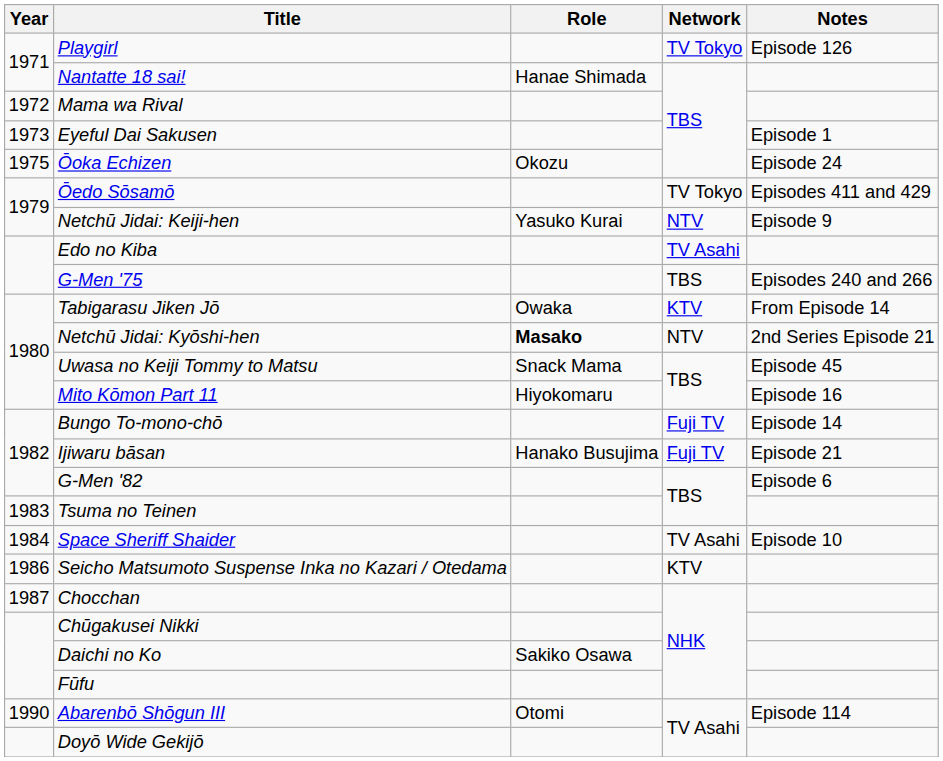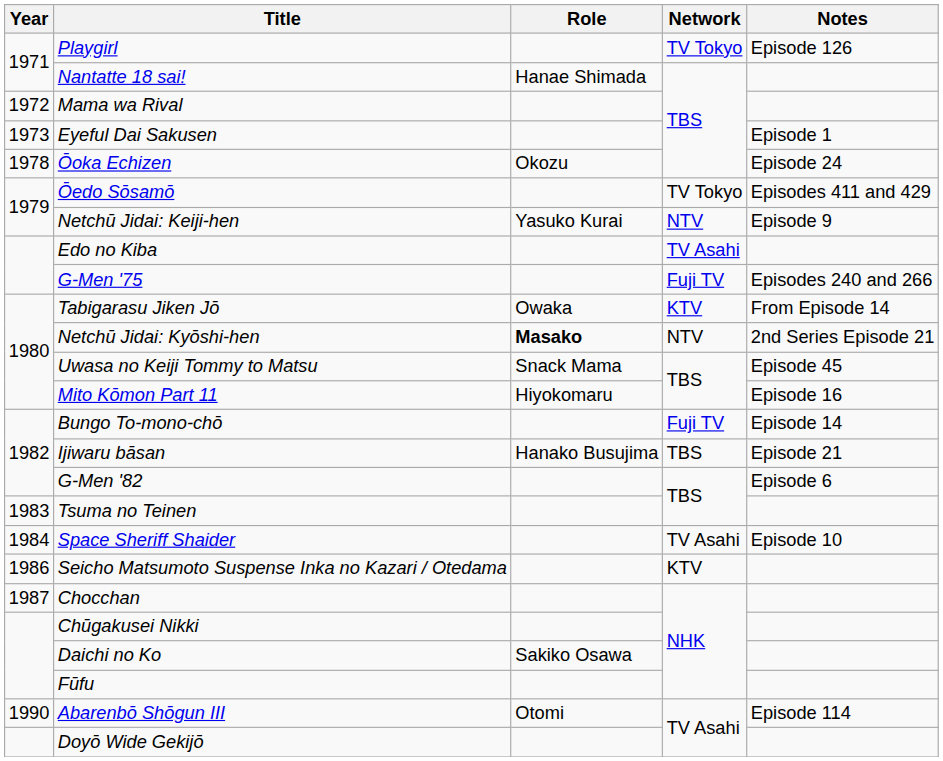(29, 163) 1975 -> (29, 163) 1978
(684, 279) TBS -> (695, 279) Fuji TV
(695, 452) Fuji TV -> (684, 452) TBS
